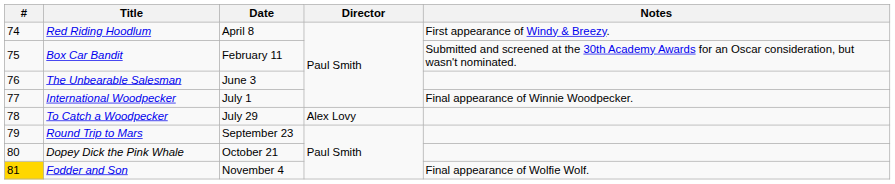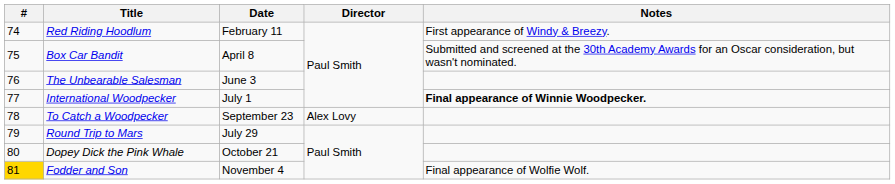(238, 31) April 8 -> (252, 31) February 11
(252, 55) February 11 -> (238, 55) April 8
(529, 98) normal -> (536, 98) bold
(240, 116) July 29 -> (258, 116) September 23
(258, 134) September 23 -> (240, 134) July 29
